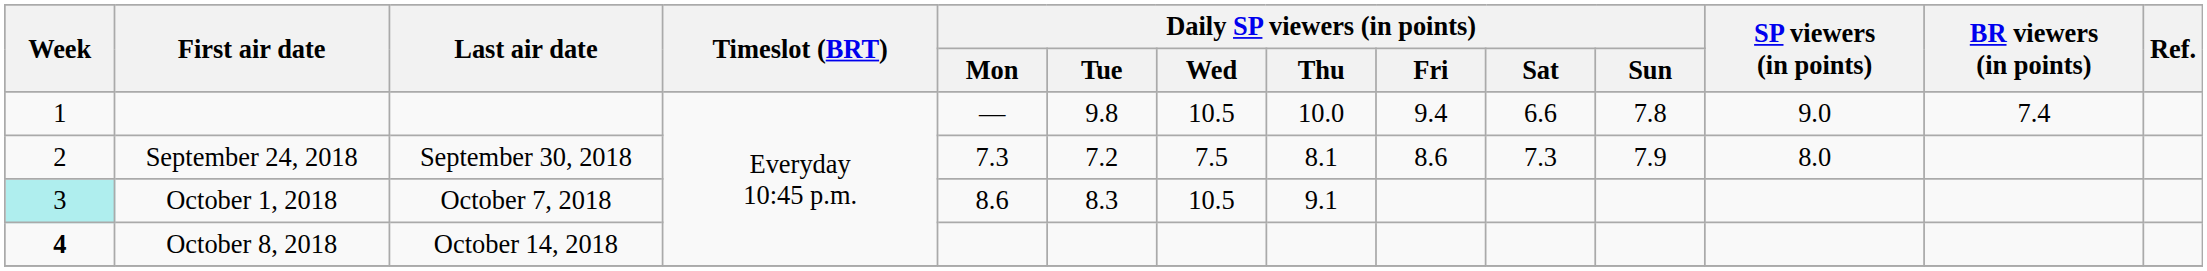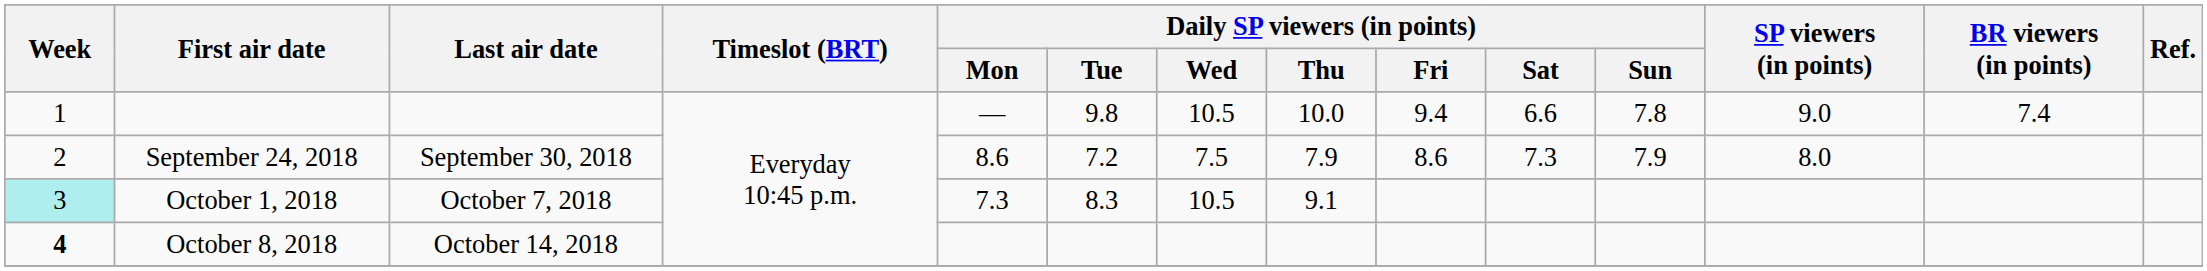(992, 157) 7.3 -> (992, 157) 8.6
(1321, 157) 8.1 -> (1321, 157) 7.9
(992, 200) 8.6 -> (992, 200) 7.3
